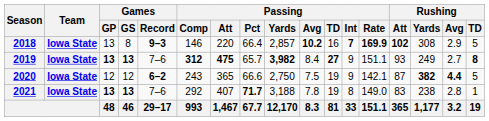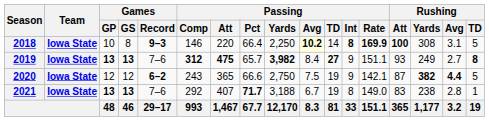(109, 44) 13 -> (109, 44) 10
(282, 44) 2,857 -> (282, 44) 2,250
(312, 44) no background -> (312, 44) lightyellow background
(333, 44) 16 -> (333, 44) 14
(351, 44) 7 -> (351, 44) 8
(400, 44) 102 -> (400, 44) 100
(454, 44) 2.9 -> (454, 44) 3.1
(312, 92) 7.8 -> (312, 92) 6.7
